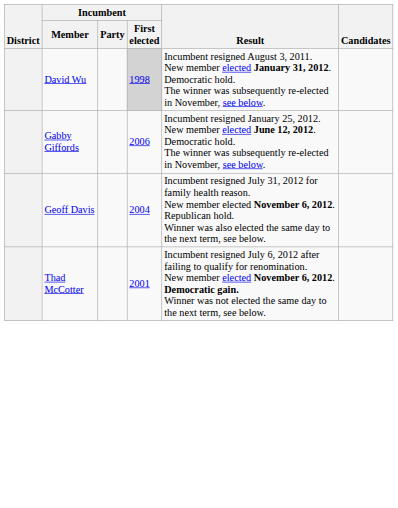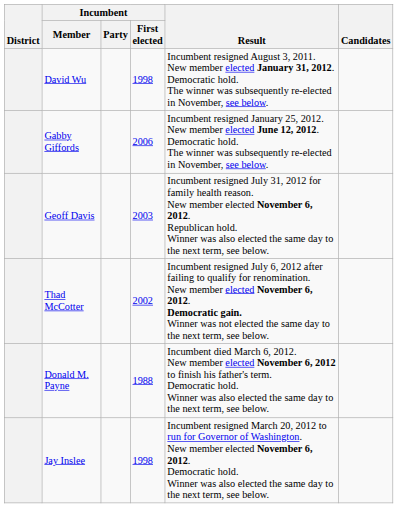(140, 79) lightgrey background -> (143, 79) no background
(140, 210) 2004 -> (143, 215) 2003
(140, 283) 2001 -> (143, 301) 2002
+ row: (67, 380)
+ row: (65, 460)
